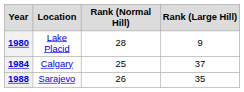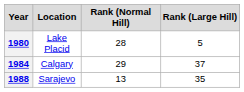(200, 43) 9 -> (200, 43) 5
(121, 64) 25 -> (121, 64) 29
(121, 79) 26 -> (121, 79) 13
